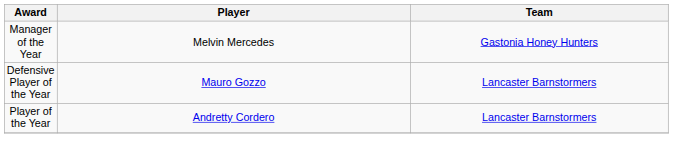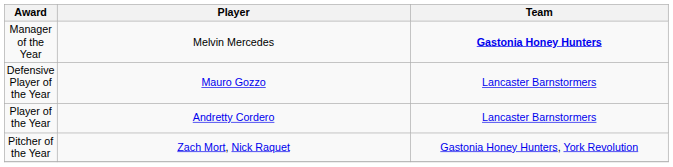(539, 42) normal -> (539, 42) bold
+ row: (31, 147)
